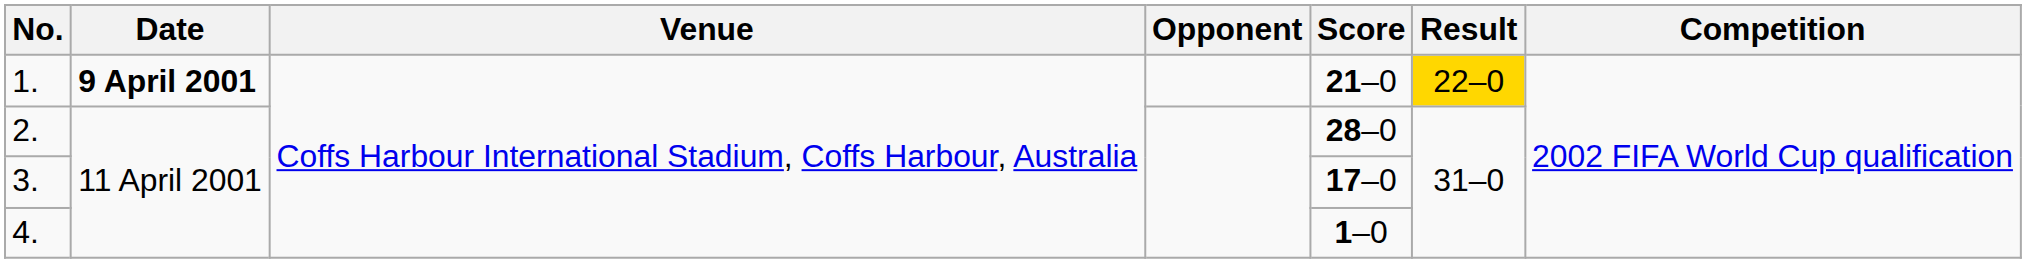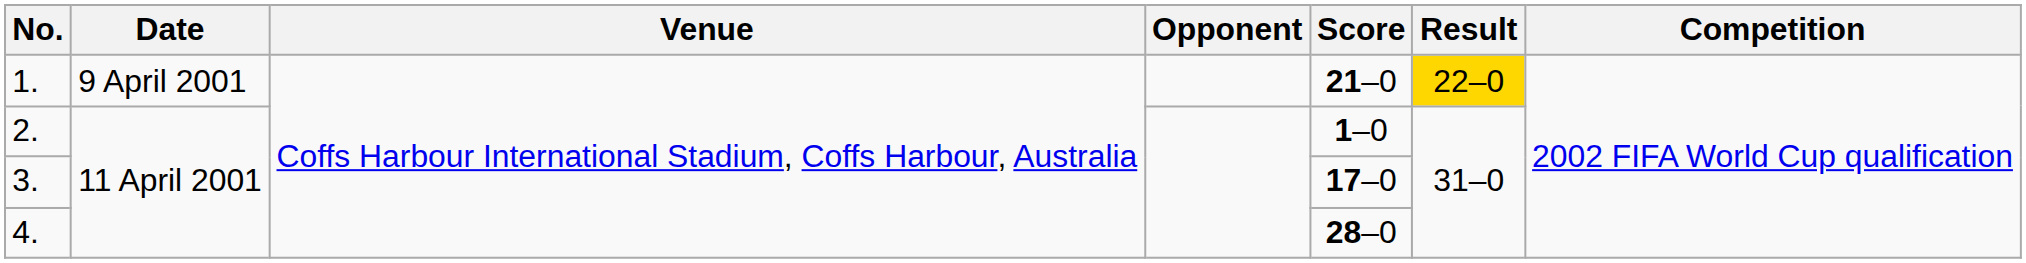(167, 80) bold -> (162, 80) normal
(1361, 130) 28–0 -> (1361, 130) 1–0
(1361, 231) 1–0 -> (1361, 231) 28–0
